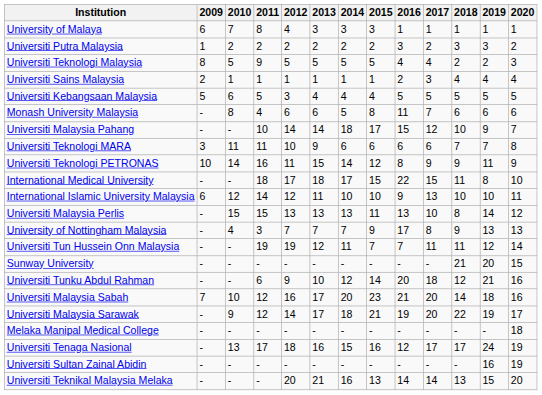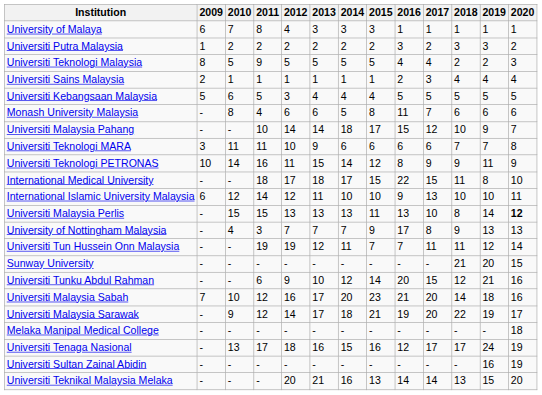(517, 213) normal -> (517, 213) bold
(432, 280) 18 -> (432, 280) 15
